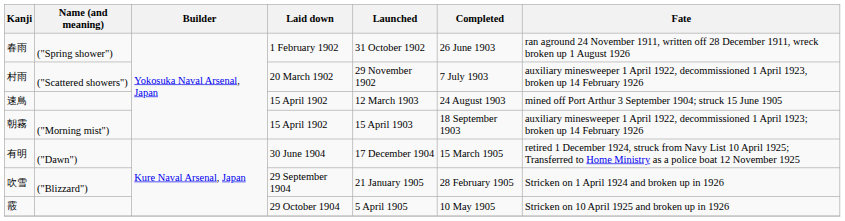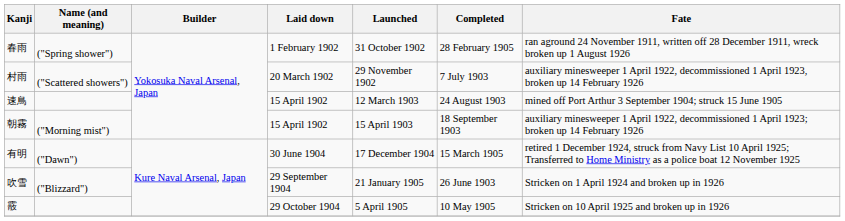(467, 47) 26 June 1903 -> (477, 47) 28 February 1905
(477, 182) 28 February 1905 -> (467, 182) 26 June 1903
